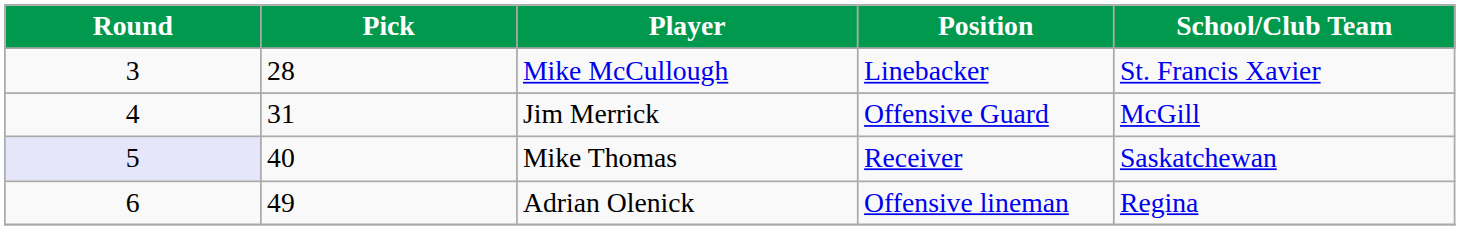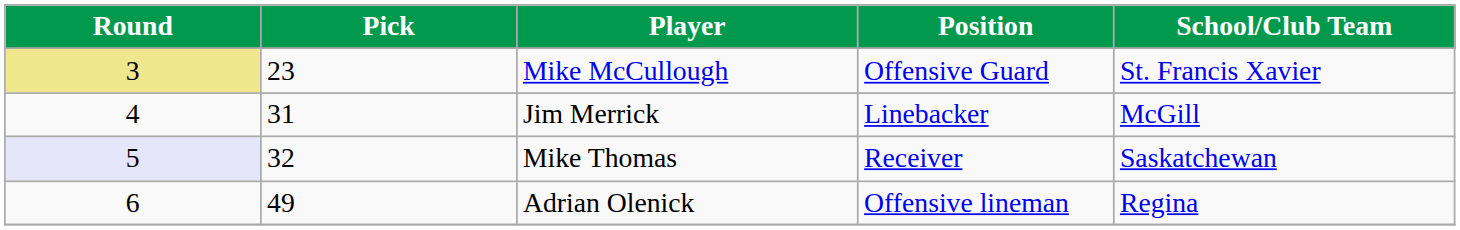(133, 70) no background -> (133, 70) khaki background
(281, 70) 28 -> (281, 70) 23
(926, 70) Linebacker -> (956, 70) Offensive Guard
(956, 114) Offensive Guard -> (926, 114) Linebacker
(281, 158) 40 -> (281, 158) 32
